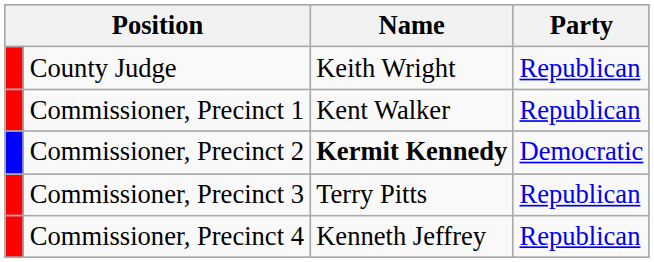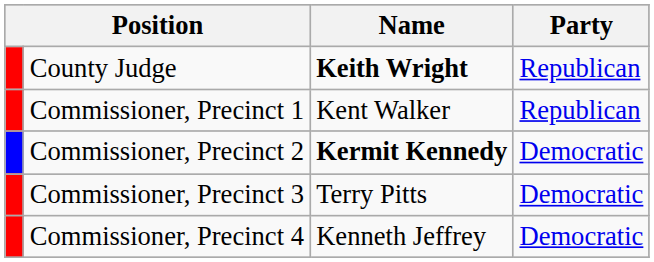(386, 67) normal -> (392, 67) bold
(580, 194) Republican -> (581, 194) Democratic
(580, 236) Republican -> (581, 236) Democratic
